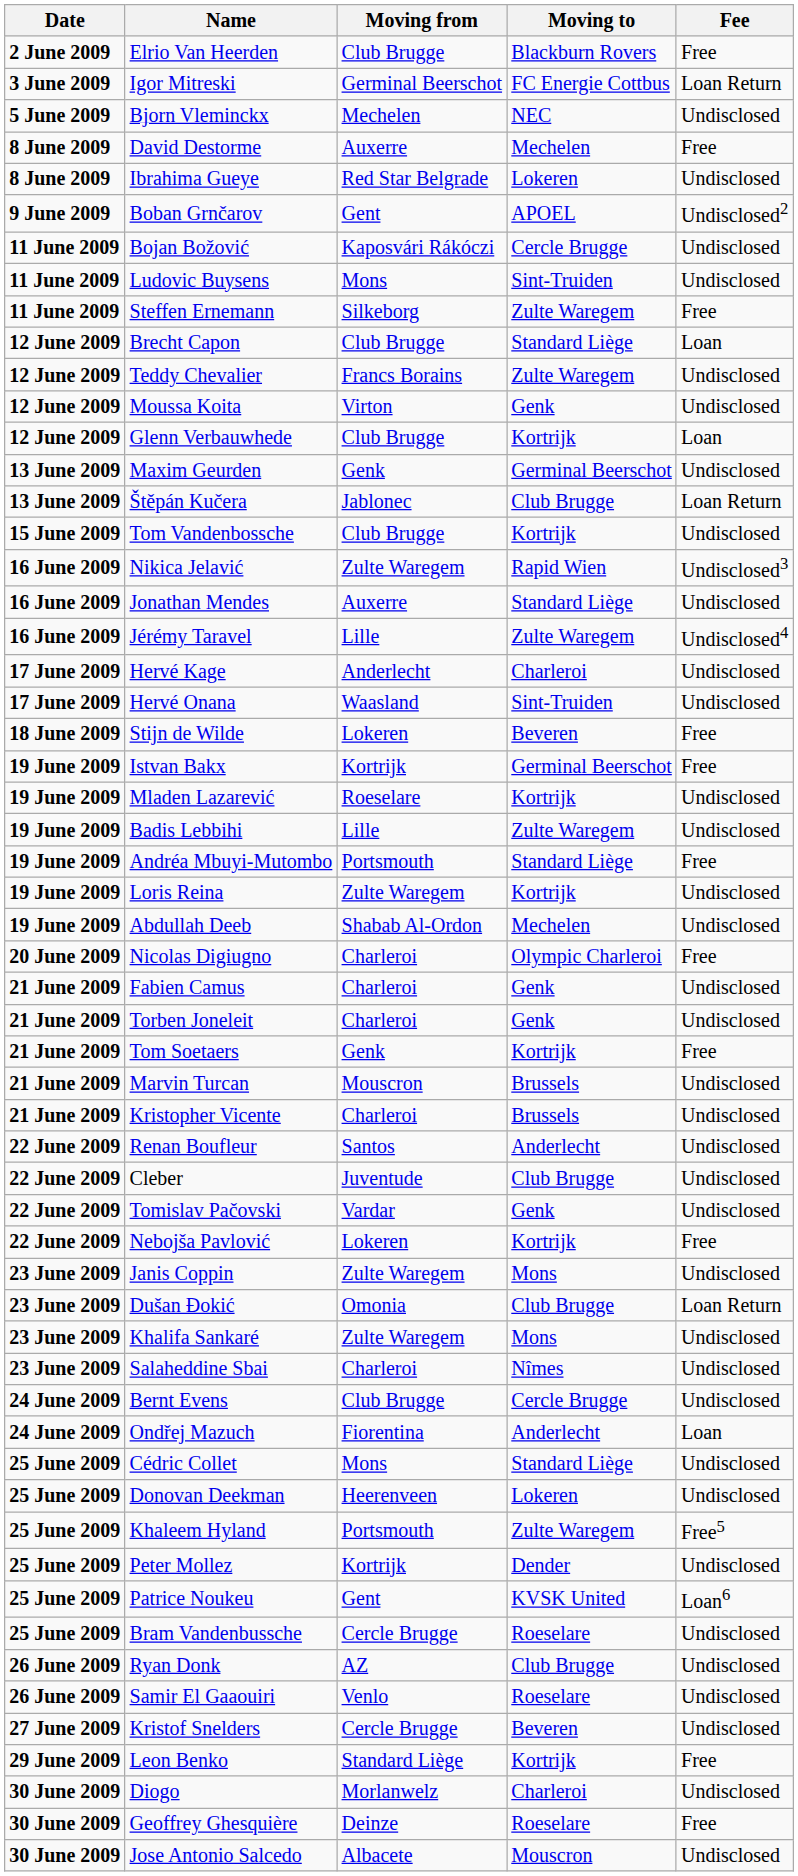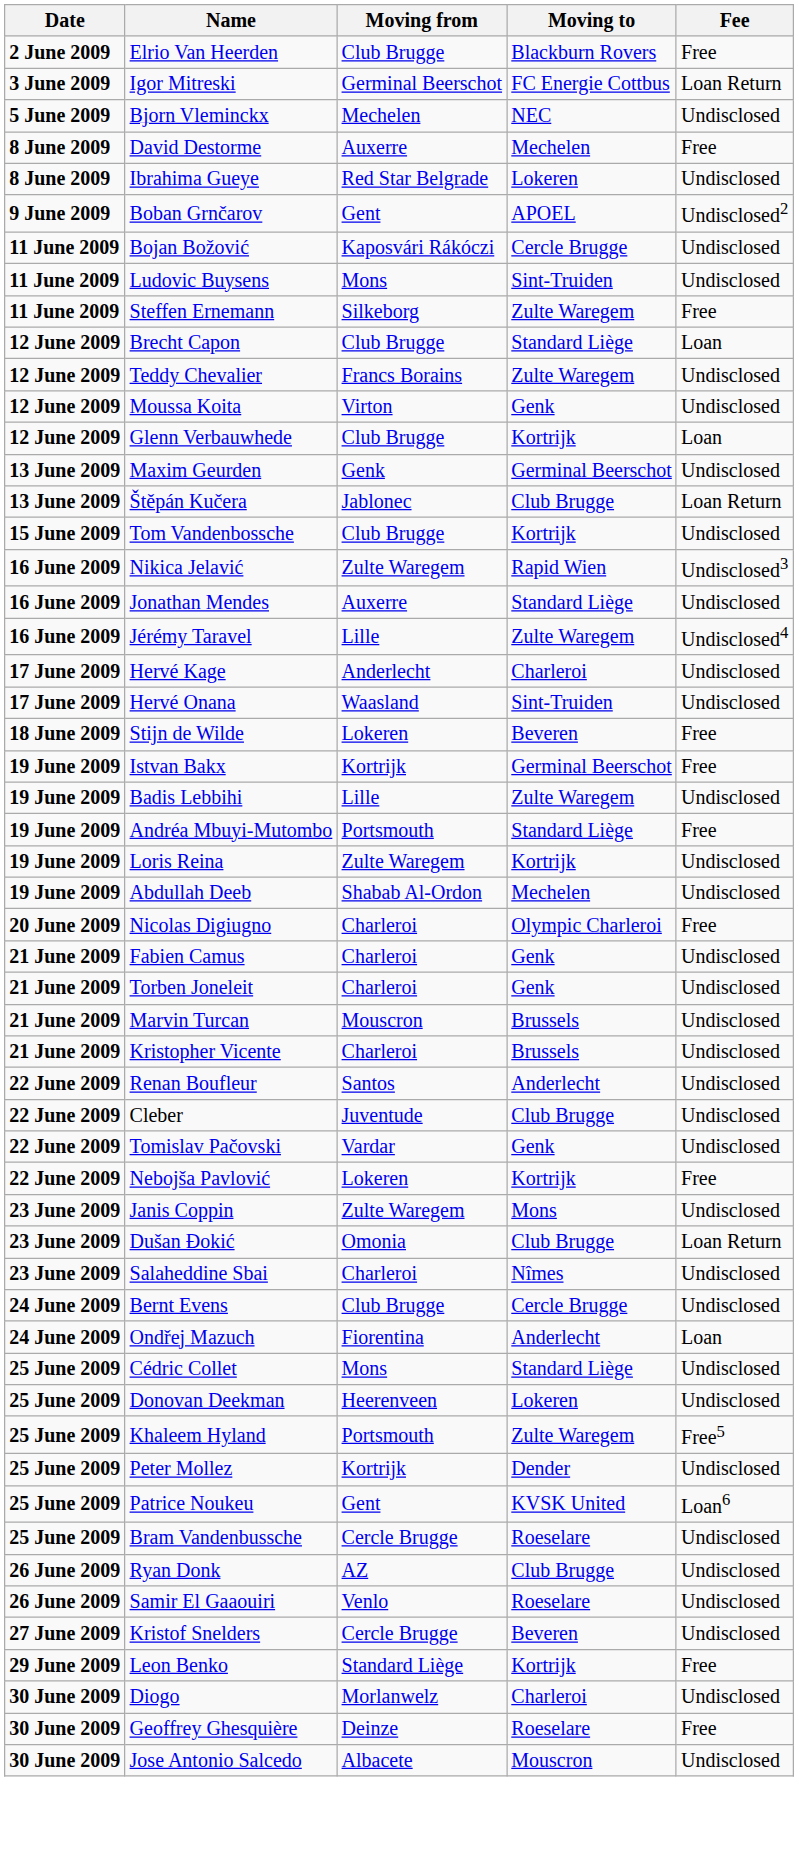- row: (202, 797)
- row: (184, 1051)
- row: (194, 1337)
